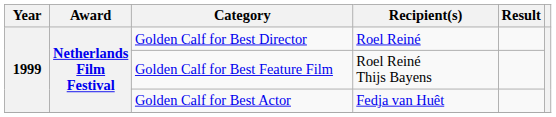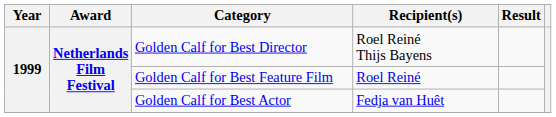(388, 38) Roel Reiné -> (394, 46) Roel Reiné Thijs Bayens
(394, 69) Roel Reiné Thijs Bayens -> (388, 77) Roel Reiné
